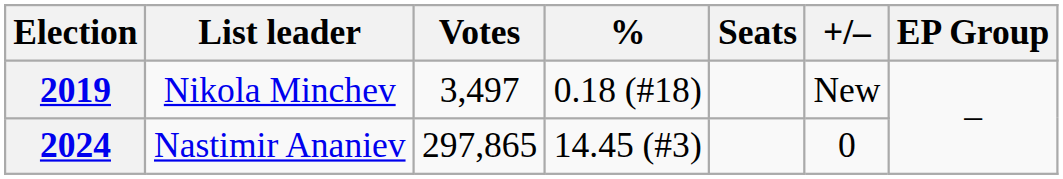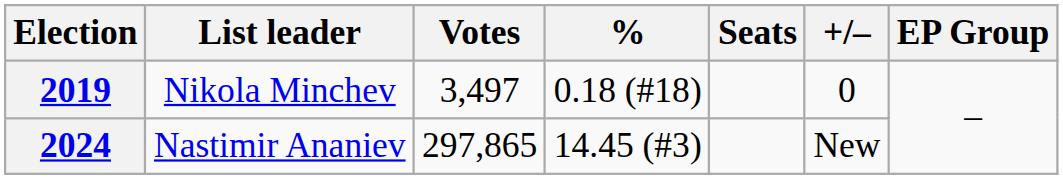(847, 88) New -> (847, 88) 0
(847, 145) 0 -> (847, 145) New
